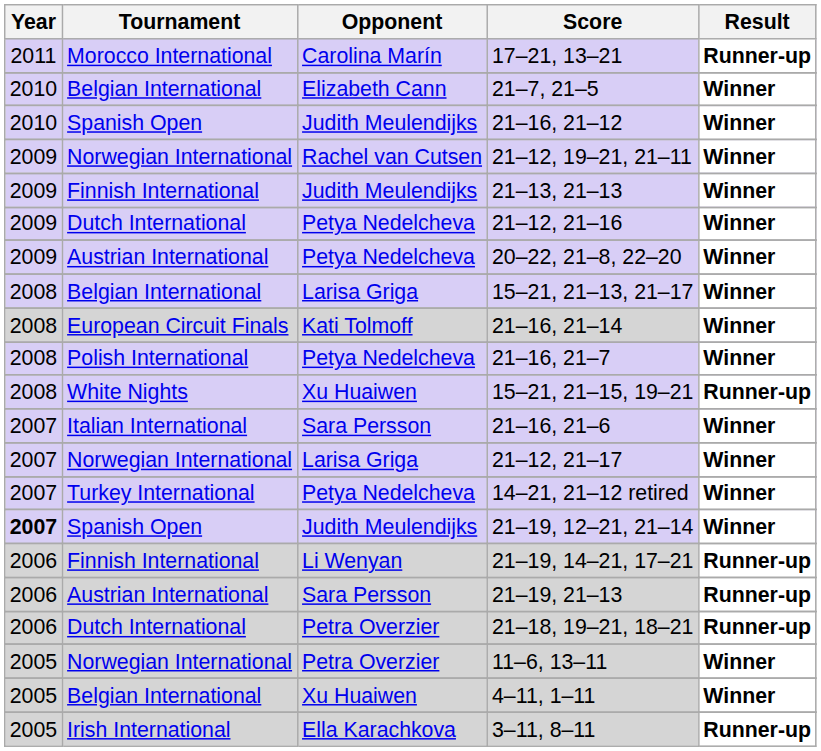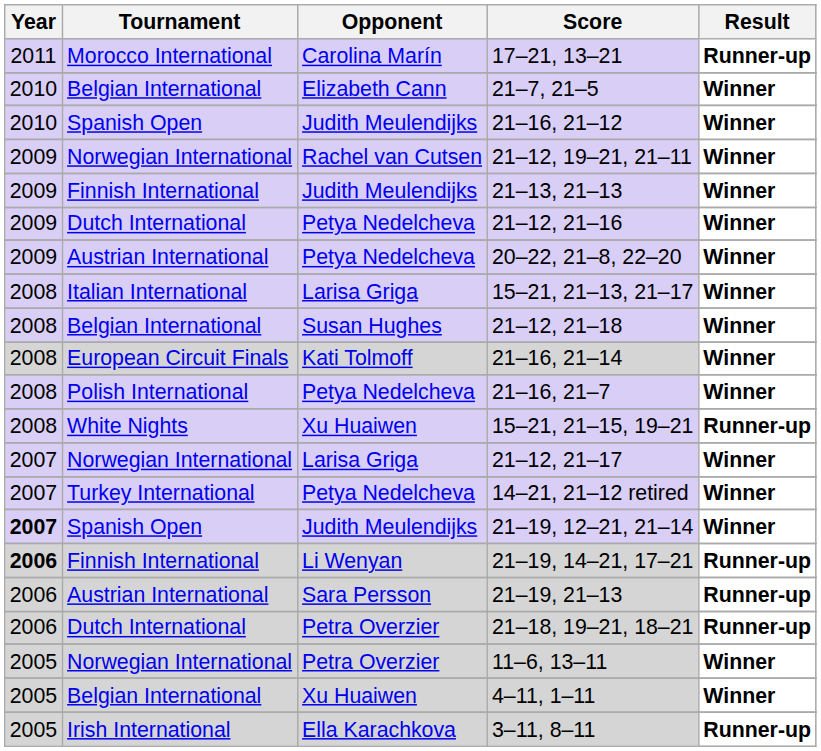(164, 291) Belgian International -> (157, 291) Italian International
+ row: (557, 325)
- row: (551, 426)
(33, 561) normal -> (33, 561) bold
